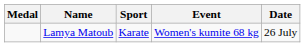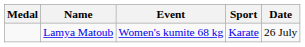columns swapped: (134, 14) <-> (206, 14)
